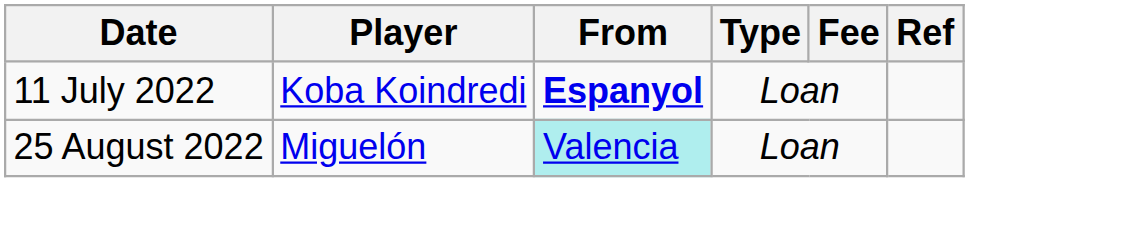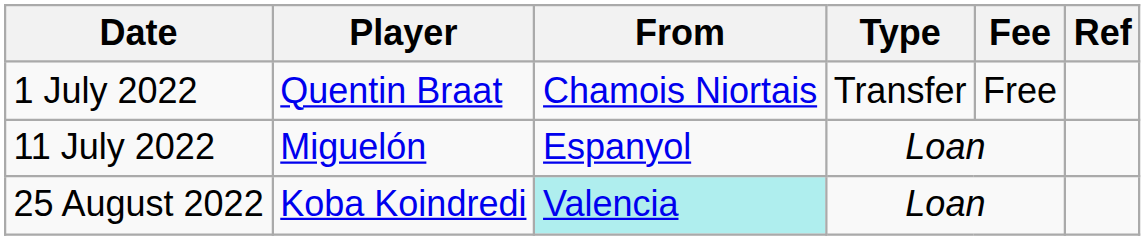+ row: (105, 90)
(403, 90) Koba Koindredi -> (353, 147) Miguelón
(623, 90) bold -> (617, 147) normal
(353, 147) Miguelón -> (403, 204) Koba Koindredi
